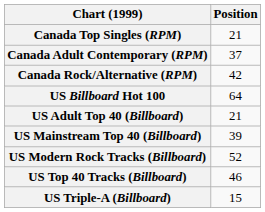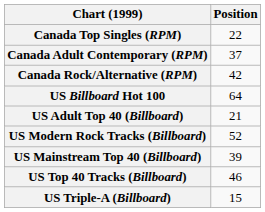(235, 34) 21 -> (235, 34) 22
rows swapped: (107, 136) <-> (107, 156)
